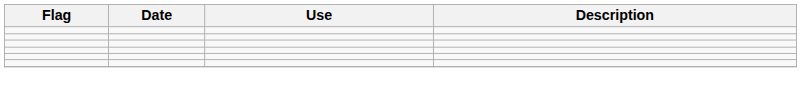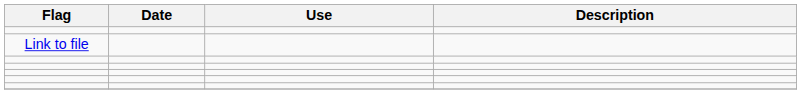+ row: (57, 44)
